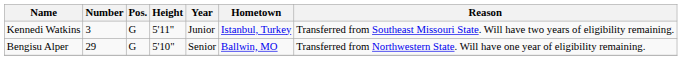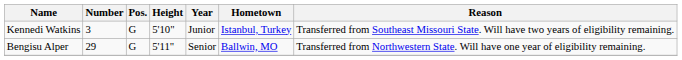(163, 30) 5'11" -> (163, 30) 5'10"
(163, 47) 5'10" -> (163, 47) 5'11"
